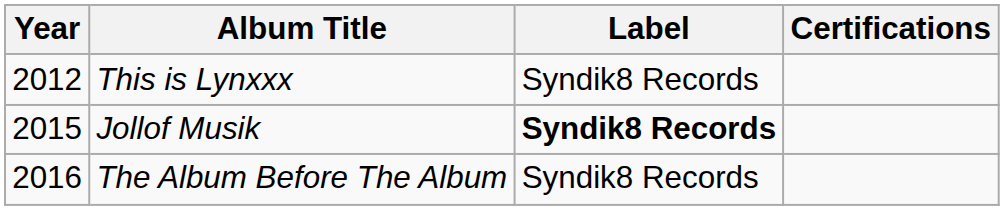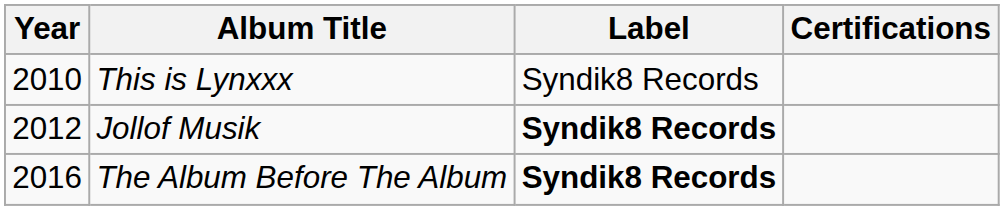(47, 79) 2012 -> (47, 79) 2010
(47, 128) 2015 -> (47, 128) 2012
(640, 178) normal -> (649, 178) bold
